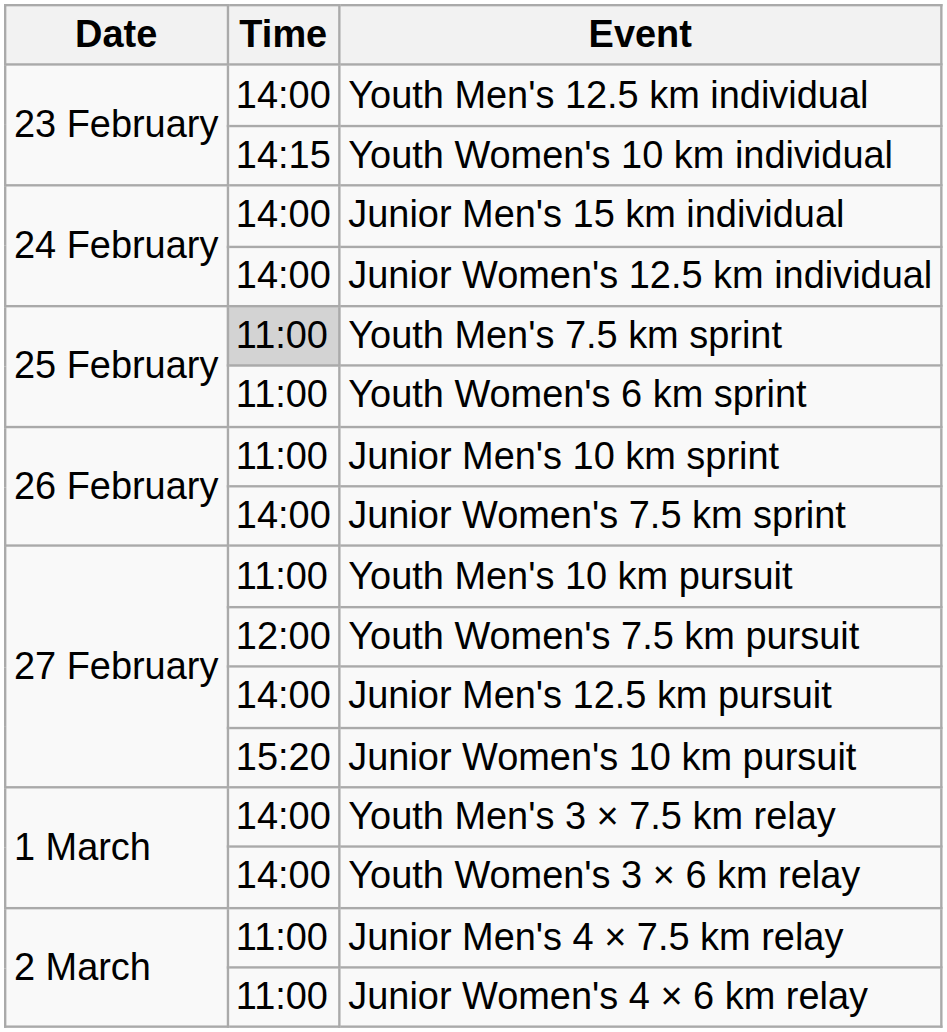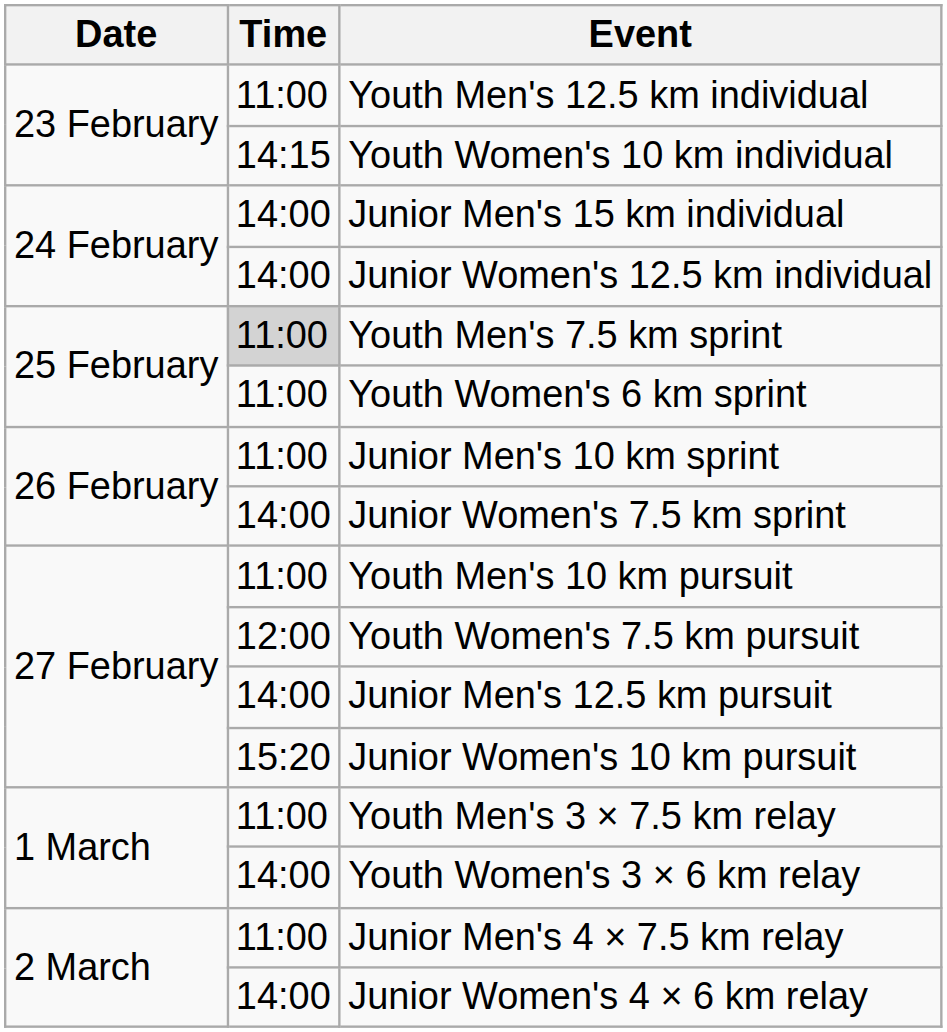(283, 94) 14:00 -> (282, 94) 11:00
(283, 816) 14:00 -> (282, 816) 11:00
(282, 996) 11:00 -> (283, 996) 14:00
